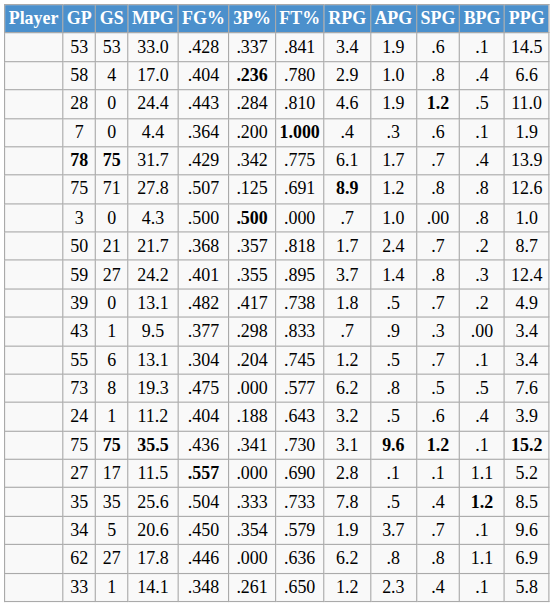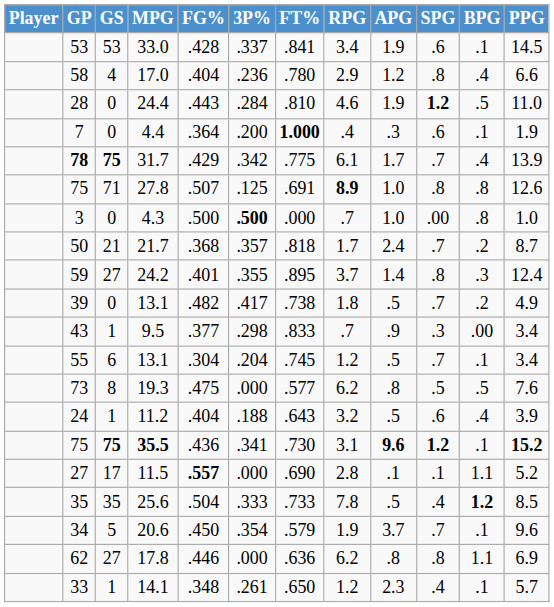(252, 75) bold -> (252, 75) normal
(393, 75) 1.0 -> (393, 75) 1.2
(393, 189) 1.2 -> (393, 189) 1.0
(527, 587) 5.8 -> (527, 587) 5.7
